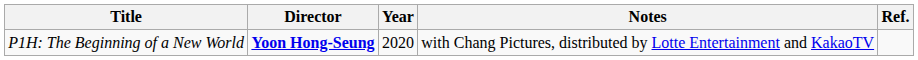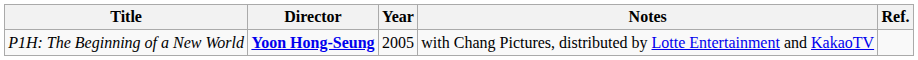(398, 42) 2020 -> (398, 42) 2005
